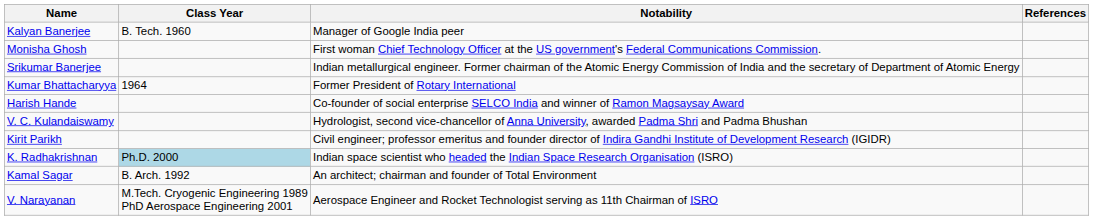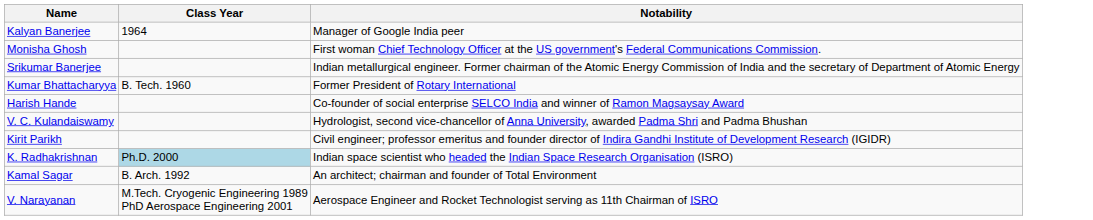- column: (1055, 13)
(156, 31) B. Tech. 1960 -> (134, 31) 1964
(134, 85) 1964 -> (156, 85) B. Tech. 1960
